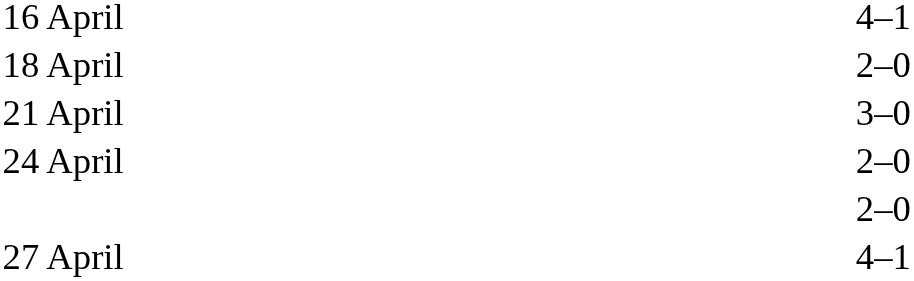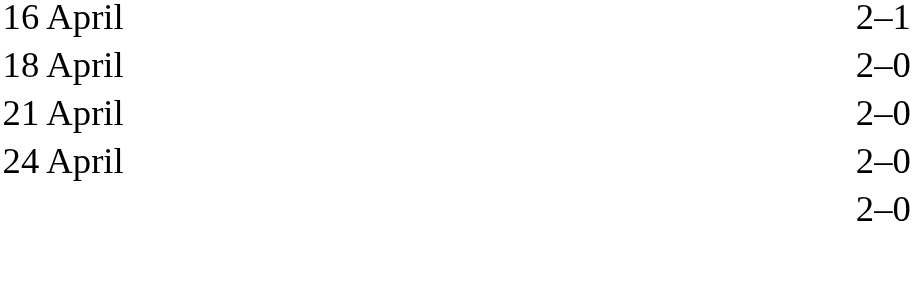(883, 16) 4–1 -> (883, 16) 2–1
(883, 112) 3–0 -> (883, 112) 2–0
- row: (63, 256)
